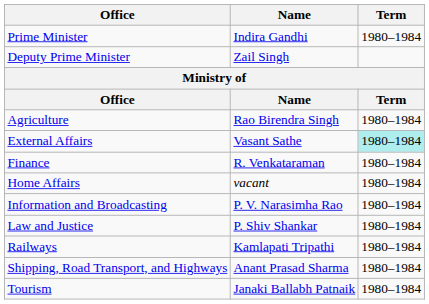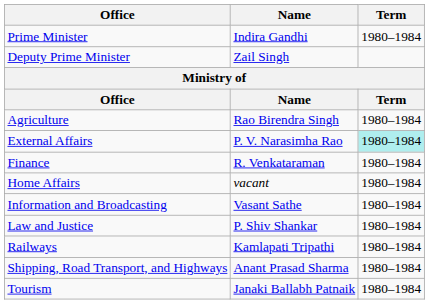(268, 141) Vasant Sathe -> (288, 141) P. V. Narasimha Rao
(288, 204) P. V. Narasimha Rao -> (268, 204) Vasant Sathe
